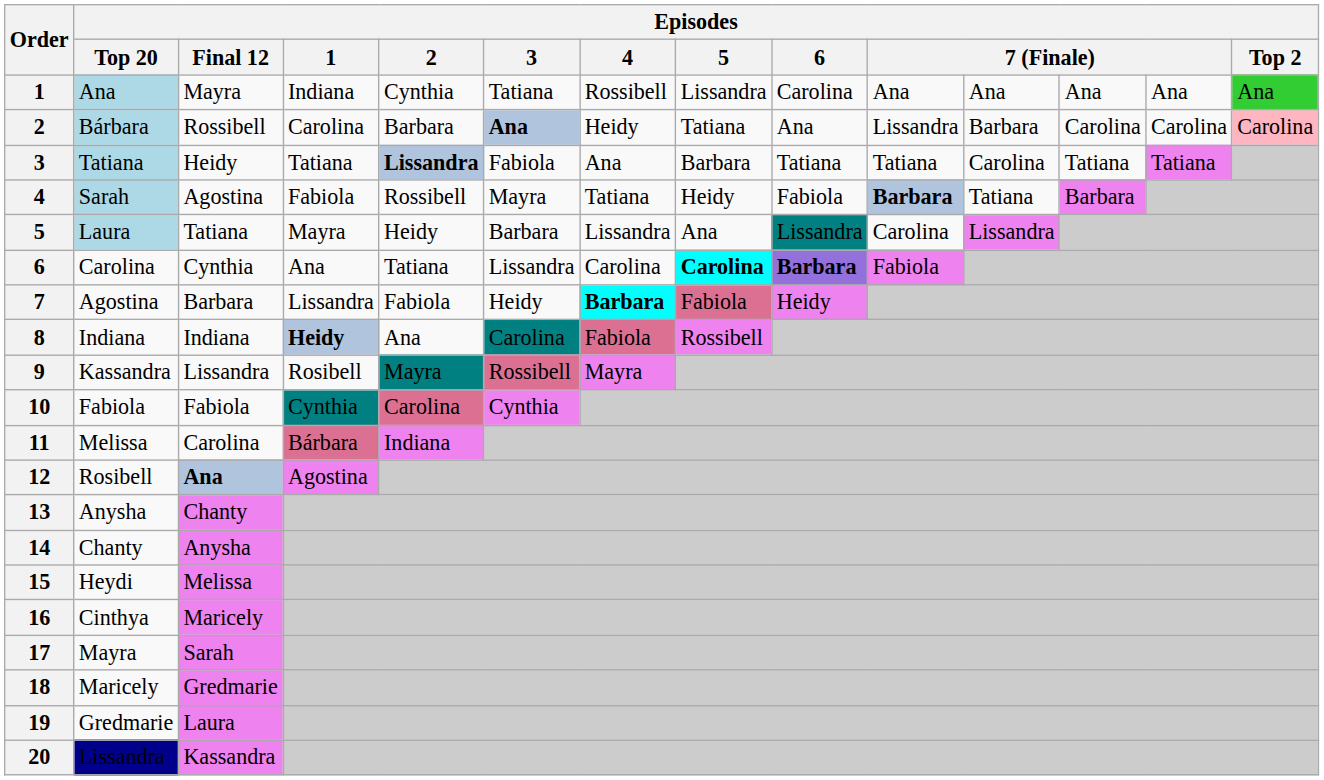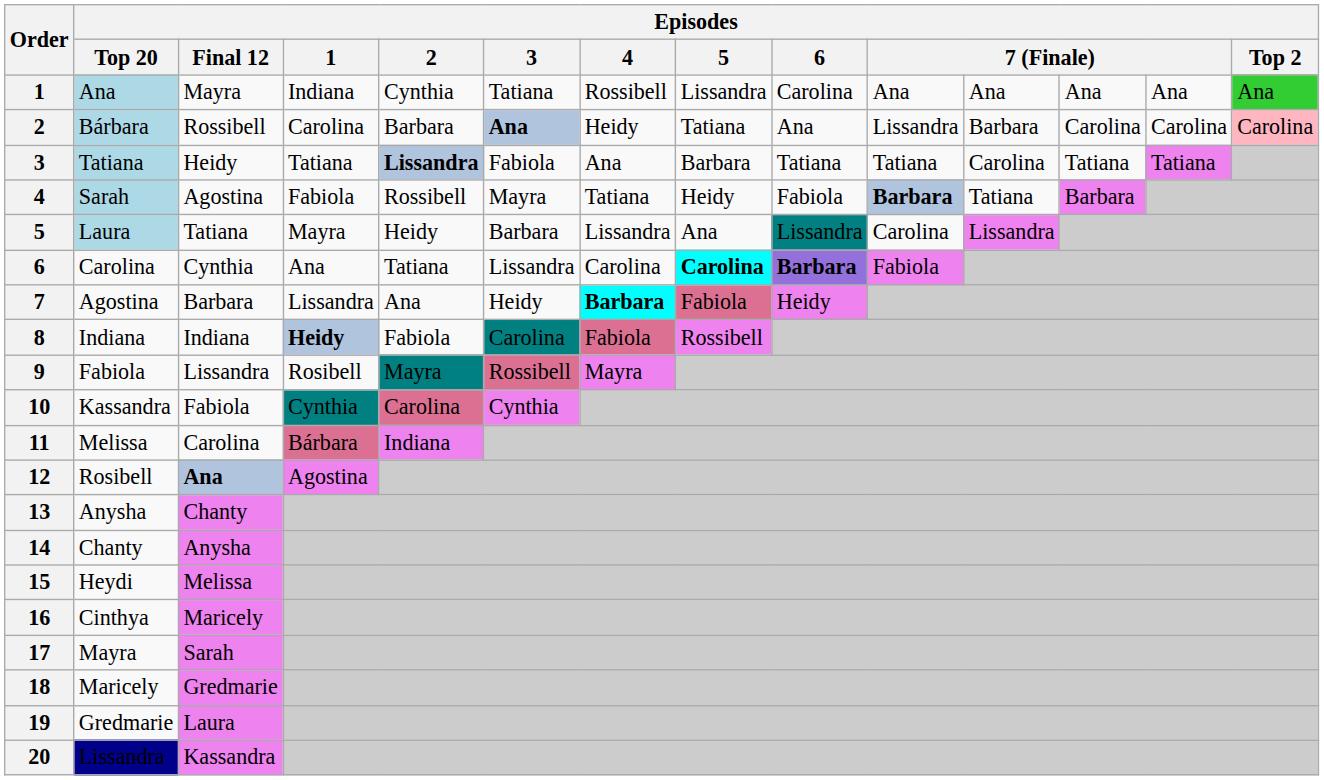(417, 302) Fabiola -> (402, 302) Ana
(402, 337) Ana -> (417, 337) Fabiola
(125, 372) Kassandra -> (112, 372) Fabiola
(112, 407) Fabiola -> (125, 407) Kassandra
